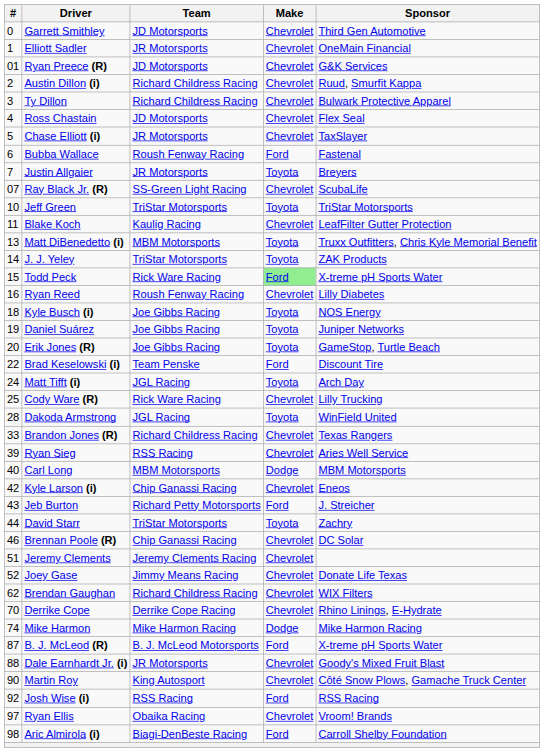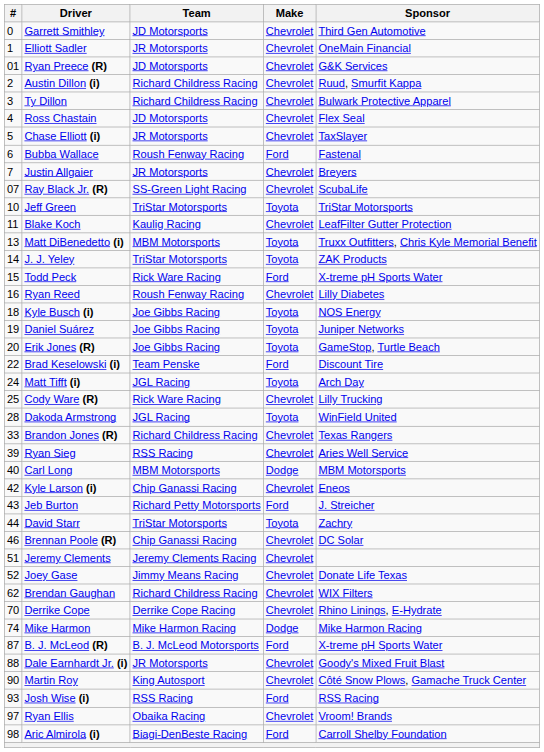(282, 171) Toyota -> (290, 171) Chevrolet
(277, 277) lightgreen background -> (277, 277) no background
(13, 698) 92 -> (13, 698) 93
